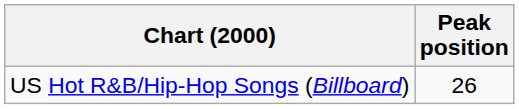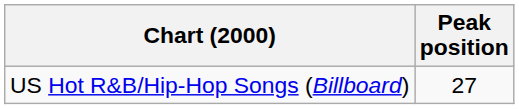(464, 84) 26 -> (464, 84) 27
